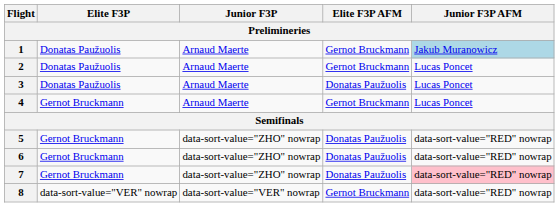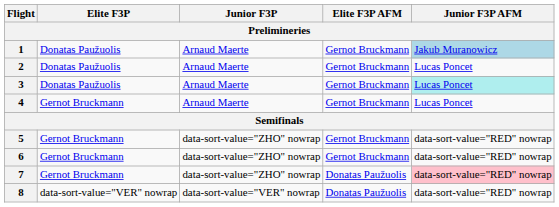(366, 84) Donatas Paužuolis -> (367, 84) Gernot Bruckmann
(443, 84) no background -> (443, 84) paleturquoise background
(366, 138) Donatas Paužuolis -> (367, 138) Gernot Bruckmann
(366, 156) Donatas Paužuolis -> (367, 156) Gernot Bruckmann
(367, 192) Gernot Bruckmann -> (366, 192) Donatas Paužuolis
